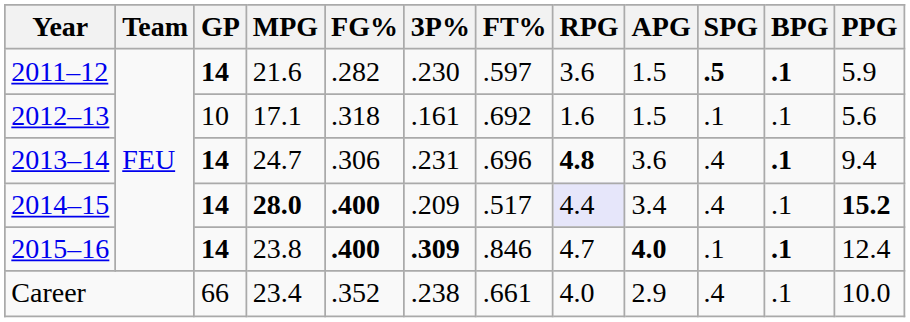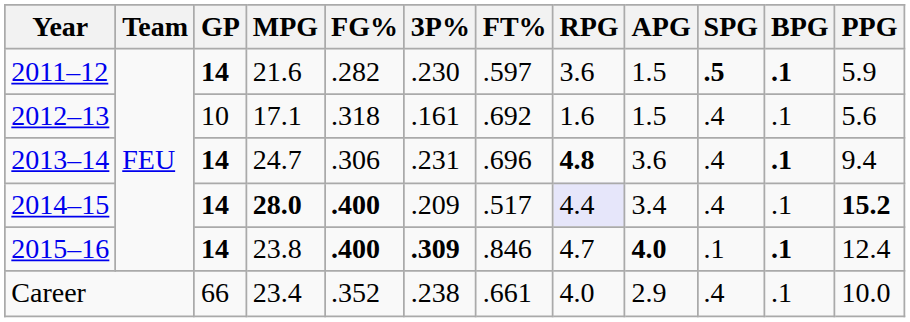(714, 115) .1 -> (714, 115) .4
